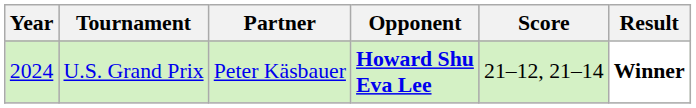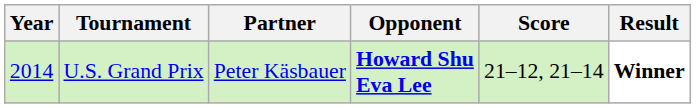(32, 71) 2024 -> (32, 71) 2014
